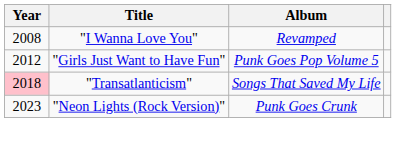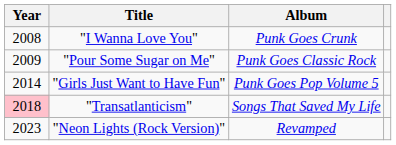(306, 38) Revamped -> (306, 38) Punk Goes Crunk
+ row: (139, 60)
(27, 60) 2012 -> (27, 83) 2014
(306, 106) Punk Goes Crunk -> (306, 128) Revamped
